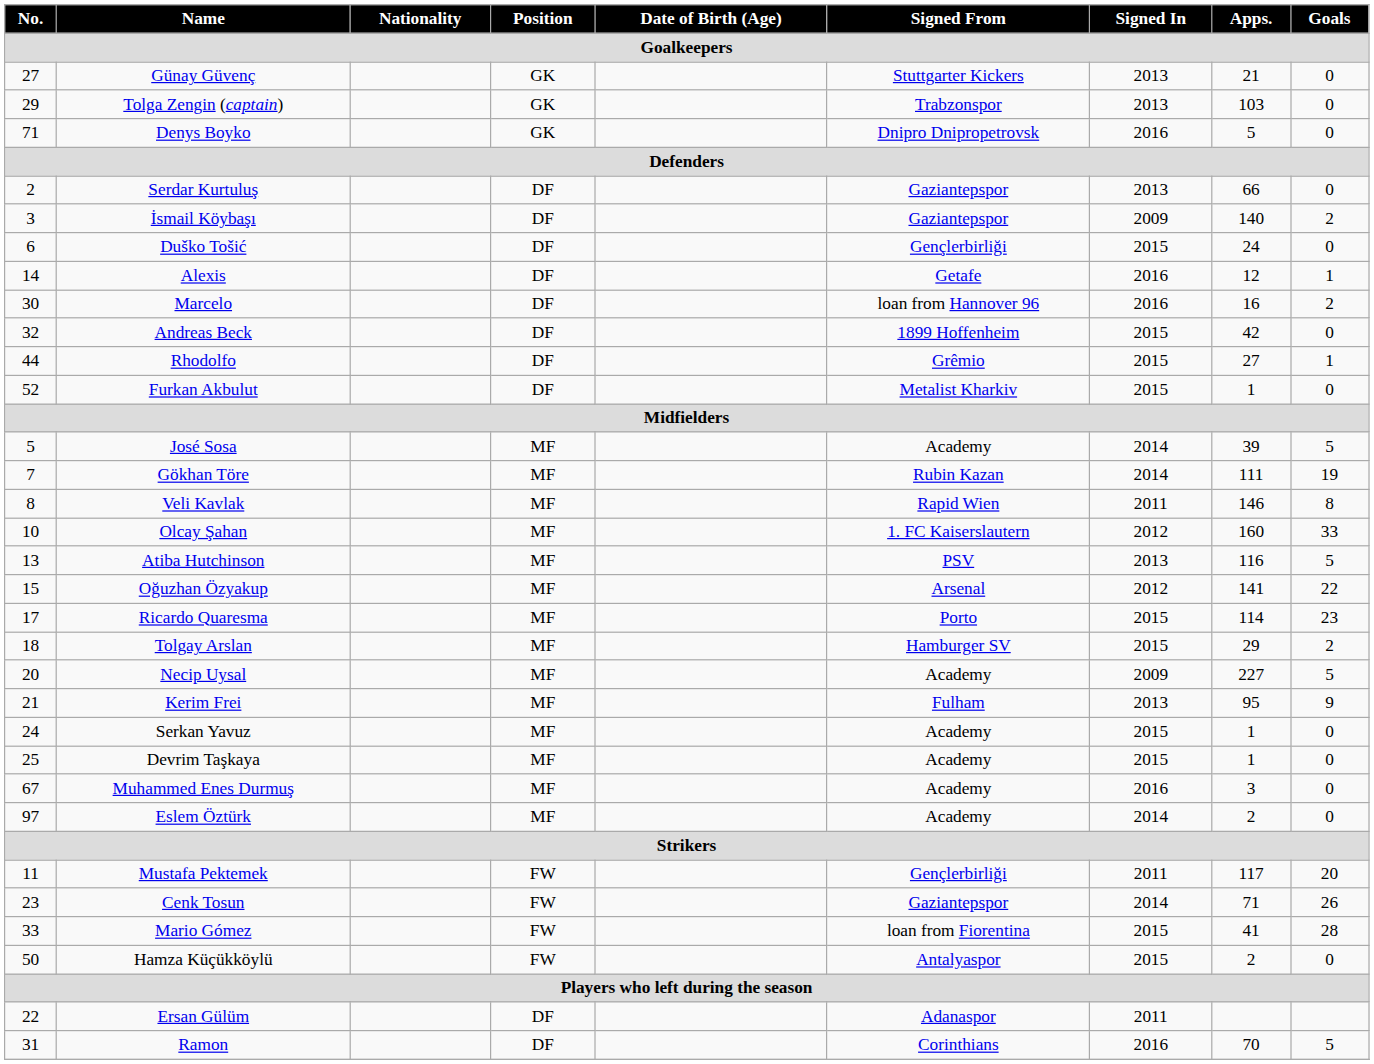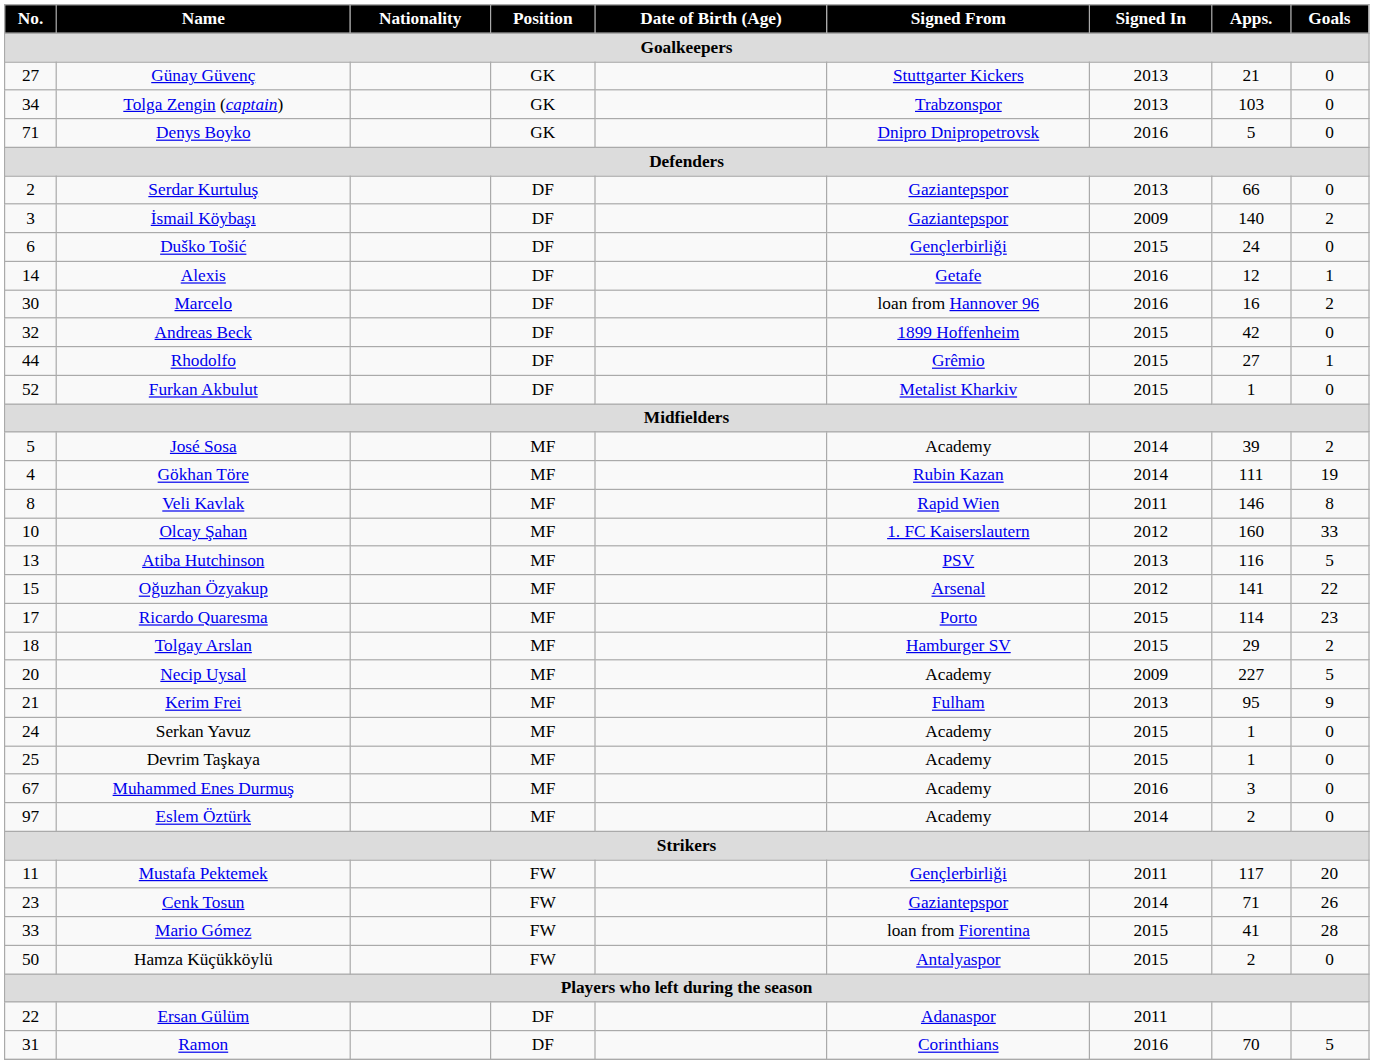(31, 104) 29 -> (31, 104) 34
(1329, 446) 5 -> (1329, 446) 2
(31, 475) 7 -> (31, 475) 4
